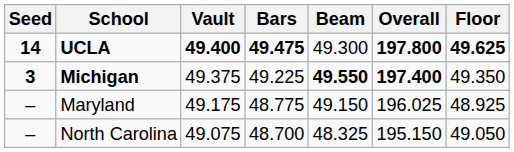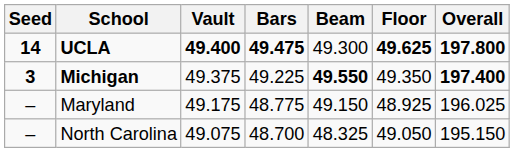columns swapped: (478, 19) <-> (409, 19)
